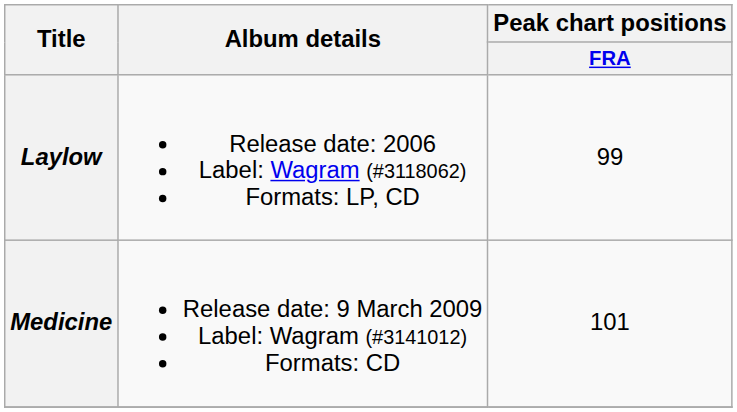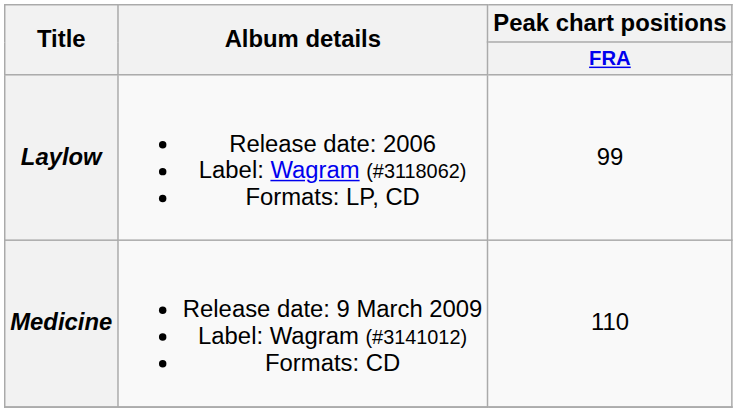(610, 323) 101 -> (610, 323) 110
